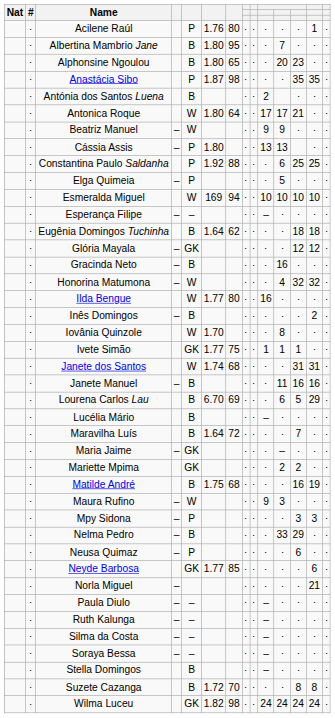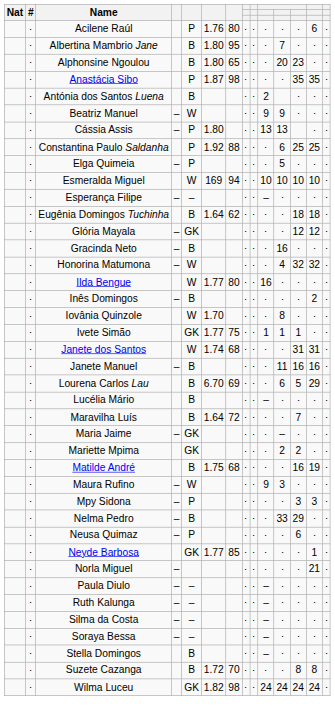(314, 29) 1 -> (314, 29) 6
- row: (104, 113)
(314, 569) 6 -> (314, 552) 1
